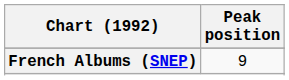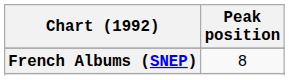(242, 61) 9 -> (242, 61) 8
